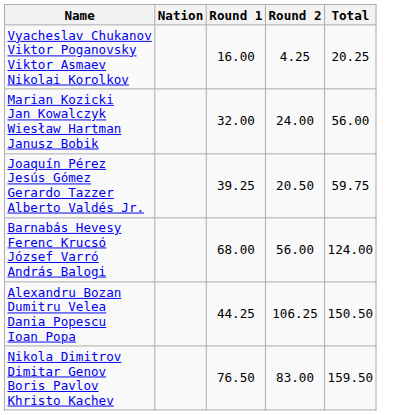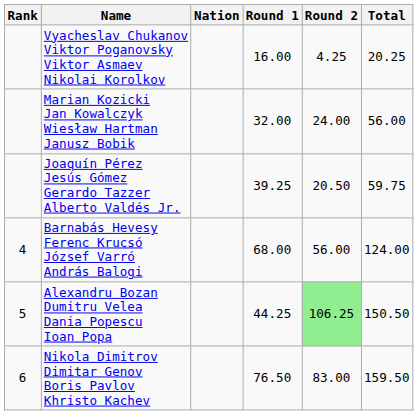+ column: (23, 15)
(295, 314) no background -> (331, 314) lightgreen background
